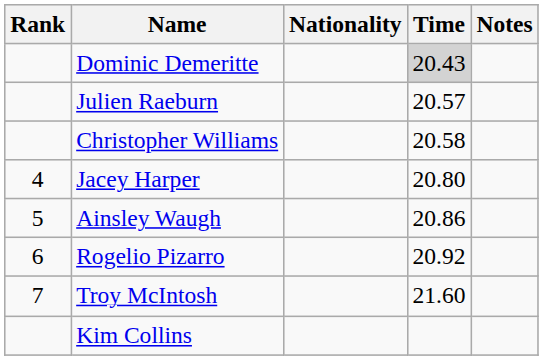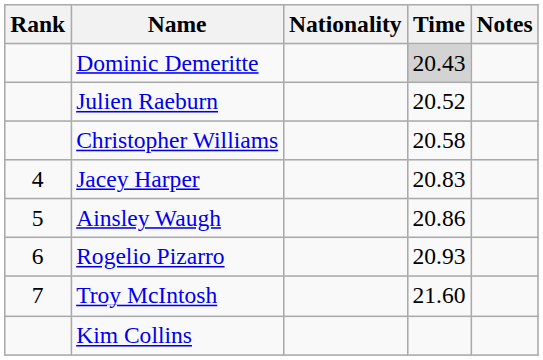(439, 101) 20.57 -> (439, 101) 20.52
(439, 179) 20.80 -> (439, 179) 20.83
(439, 257) 20.92 -> (439, 257) 20.93
